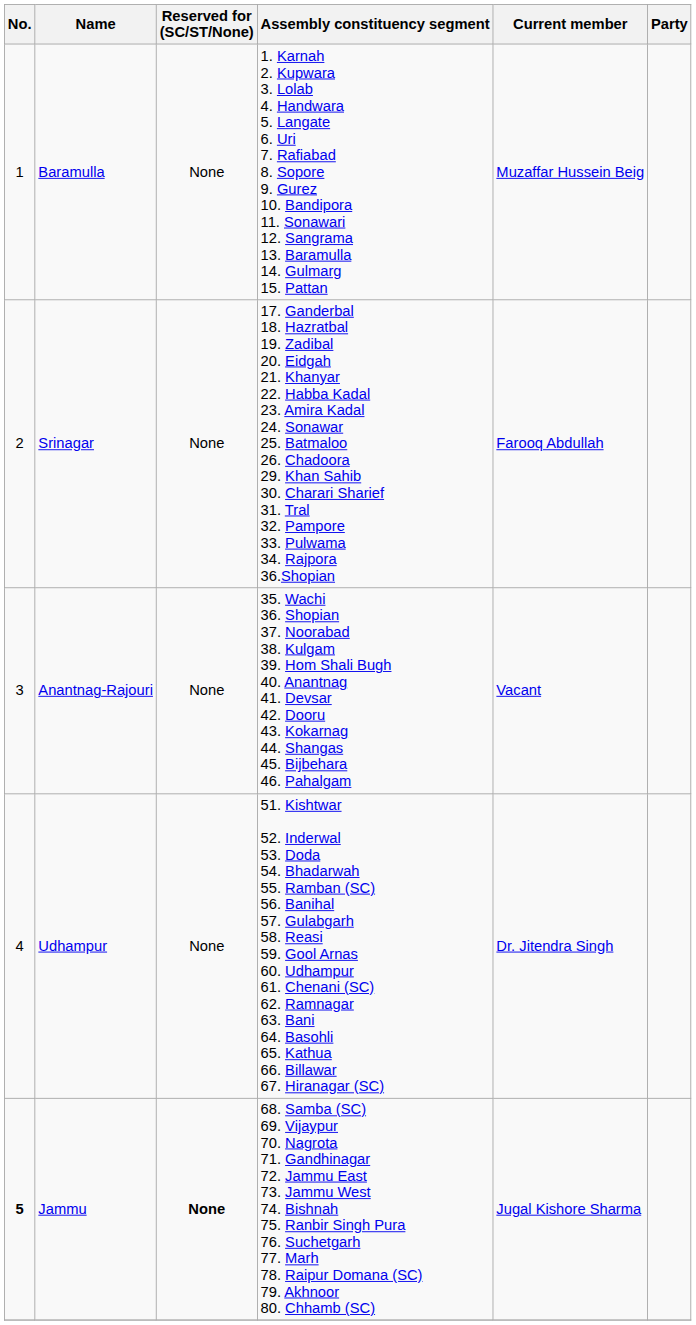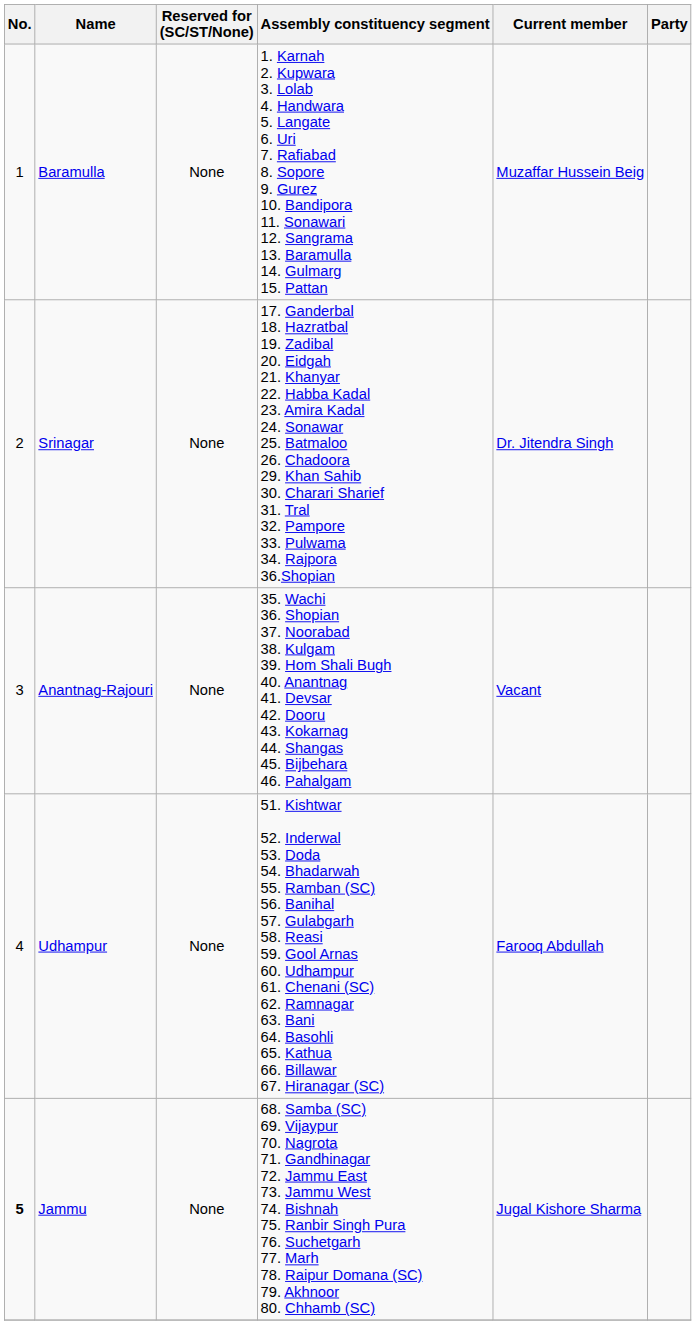(550, 443) Farooq Abdullah -> (555, 443) Dr. Jitendra Singh
(555, 945) Dr. Jitendra Singh -> (550, 945) Farooq Abdullah
(207, 1209) bold -> (207, 1209) normal
